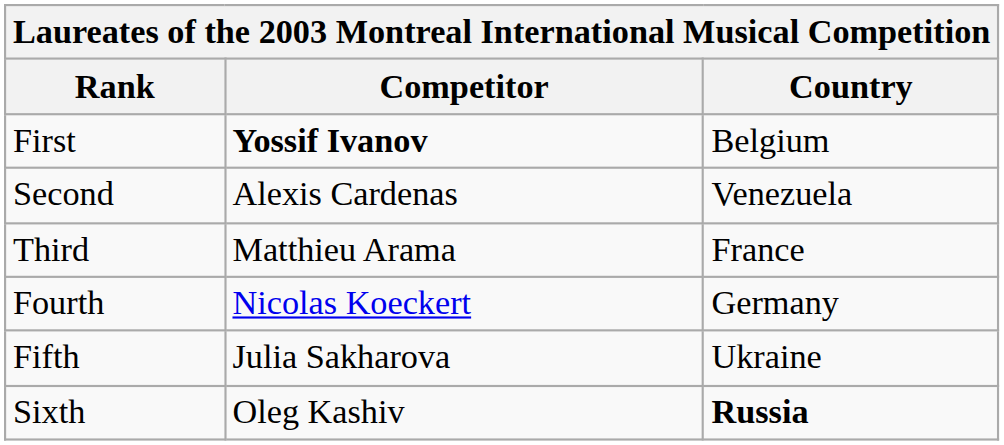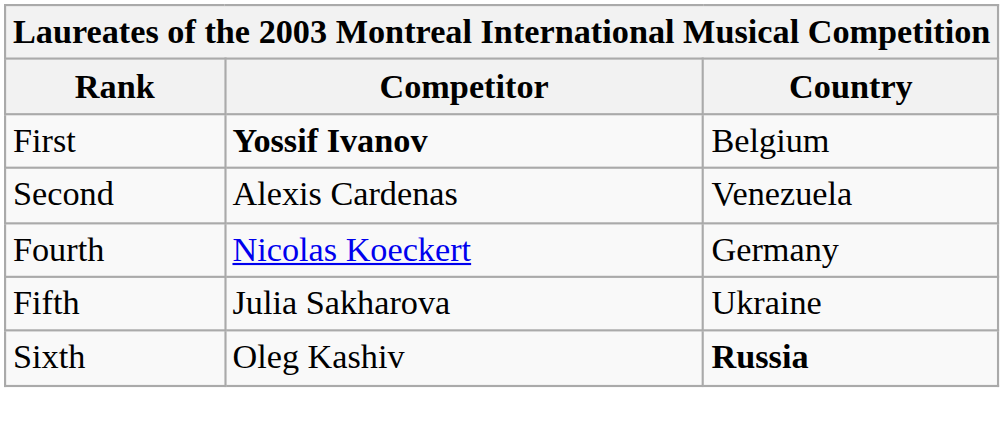- row: (51, 248)
